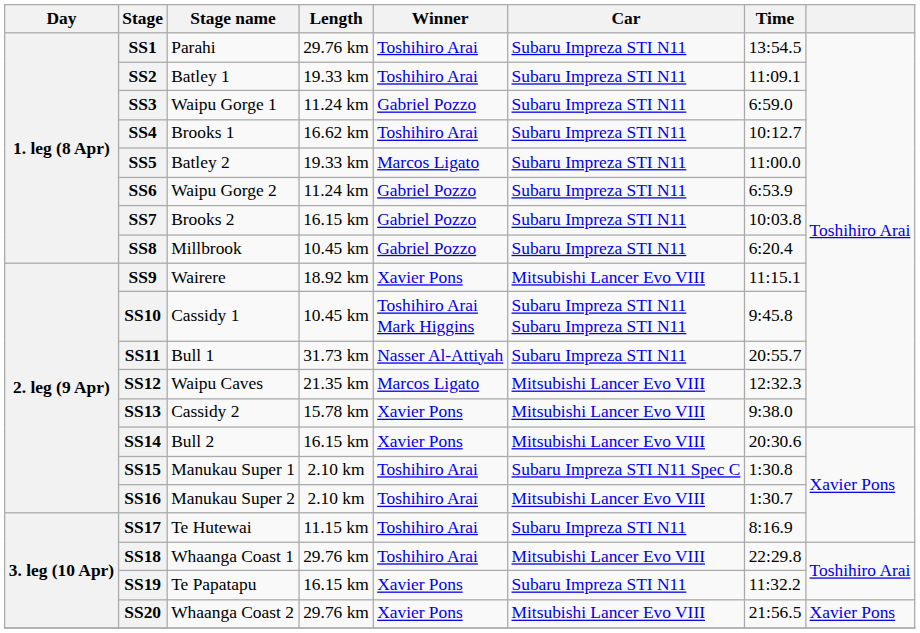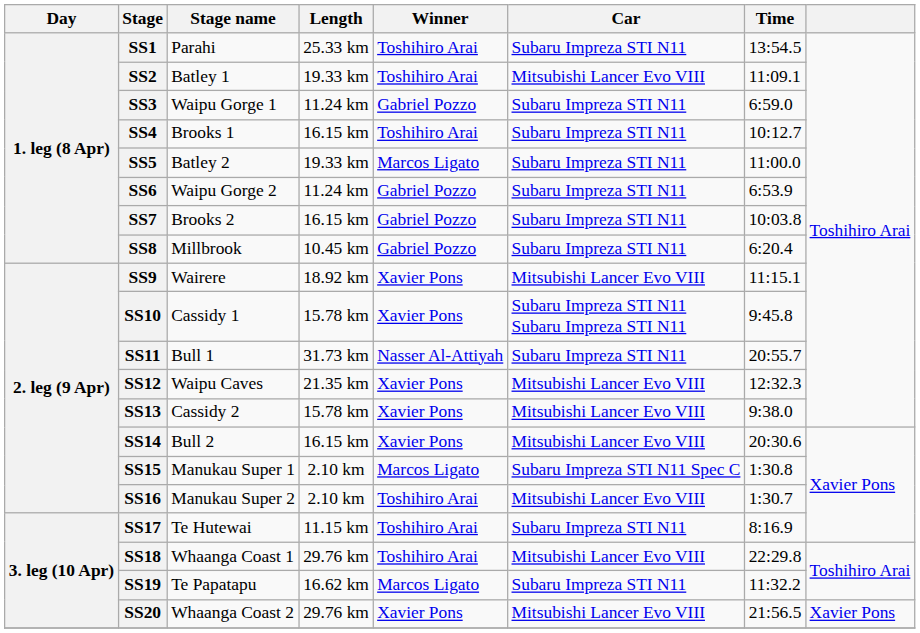(336, 47) 29.76 km -> (336, 47) 25.33 km
(599, 75) Subaru Impreza STI N11 -> (608, 75) Mitsubishi Lancer Evo VIII
(336, 133) 16.62 km -> (336, 133) 16.15 km
(336, 315) 10.45 km -> (336, 315) 15.78 km
(428, 315) Toshihiro Arai Mark Higgins -> (420, 315) Xavier Pons
(428, 383) Marcos Ligato -> (420, 383) Xavier Pons
(428, 469) Toshihiro Arai -> (428, 469) Marcos Ligato
(336, 584) 16.15 km -> (336, 584) 16.62 km
(420, 584) Xavier Pons -> (428, 584) Marcos Ligato
